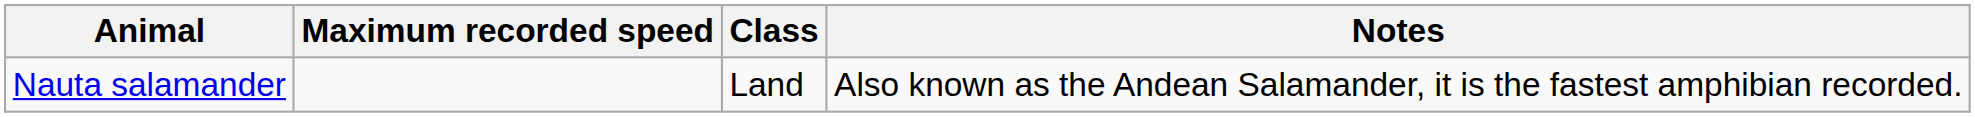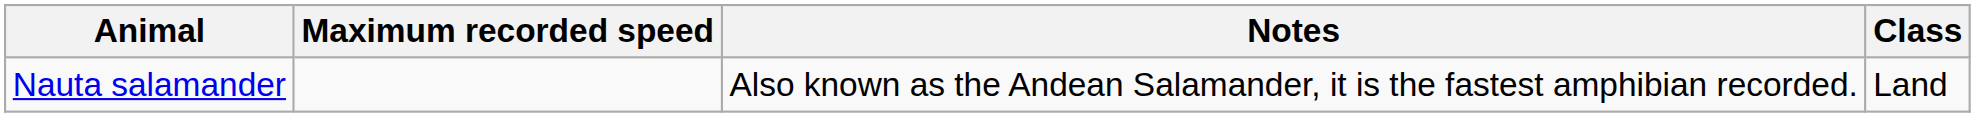columns swapped: (774, 31) <-> (1398, 31)
